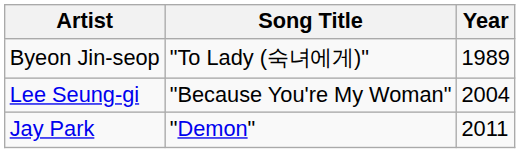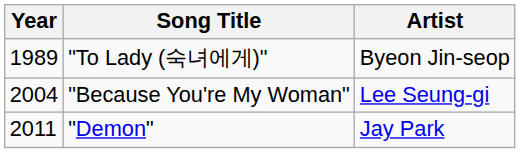columns swapped: (486, 21) <-> (85, 21)
